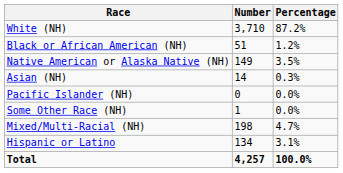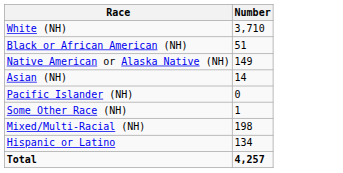- column: (306, 13)
